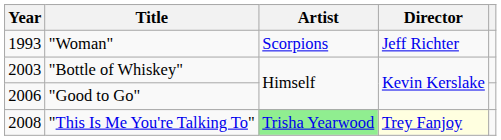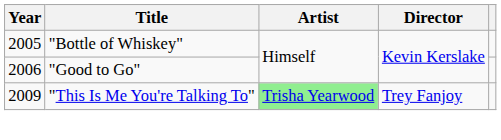- row: (81, 43)
(25, 69) 2003 -> (25, 43) 2005
(25, 122) 2008 -> (25, 95) 2009
(422, 122) lightyellow background -> (422, 95) no background
